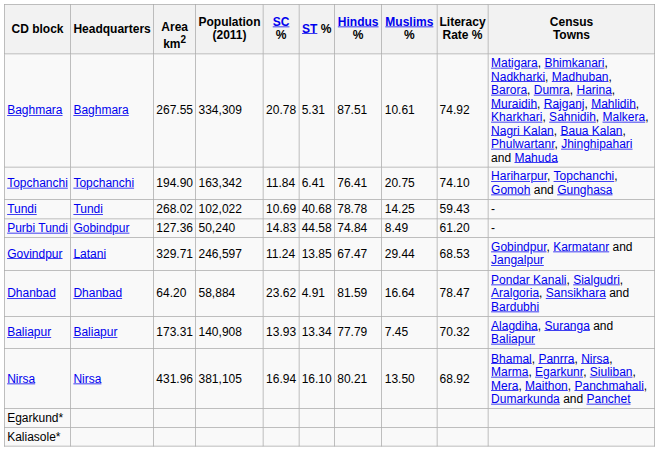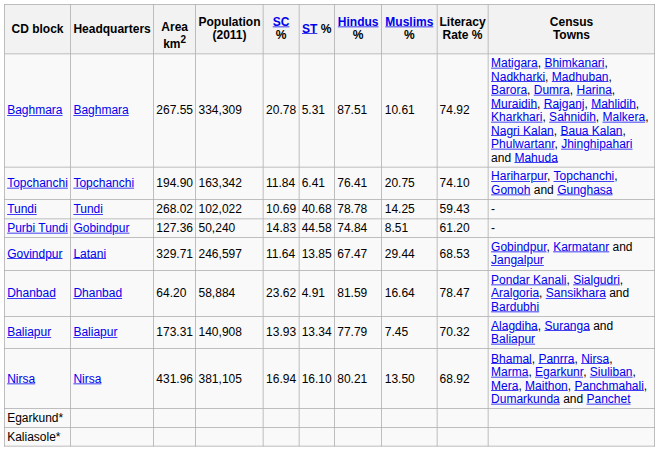(396, 228) 8.49 -> (396, 228) 8.51
(281, 254) 11.24 -> (281, 254) 11.64
